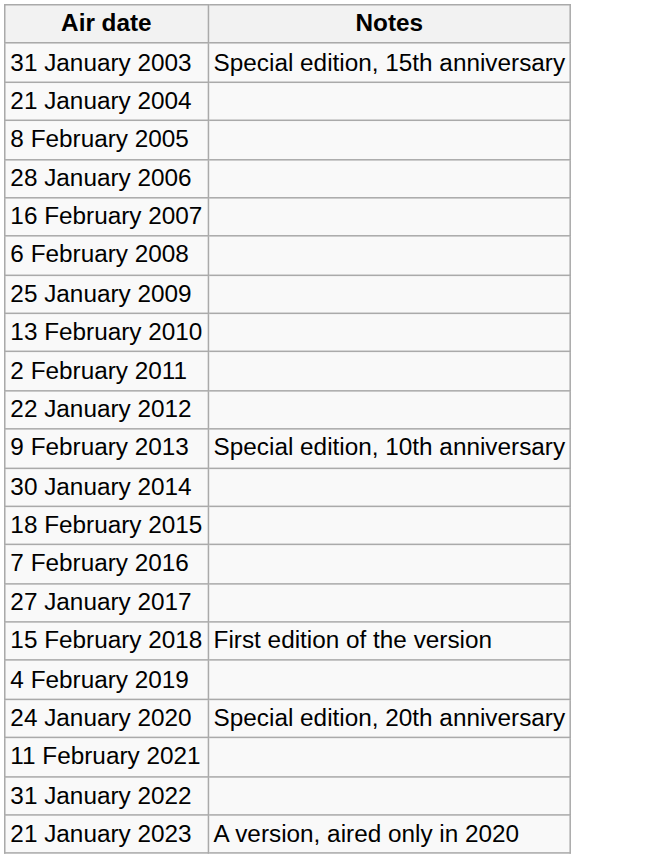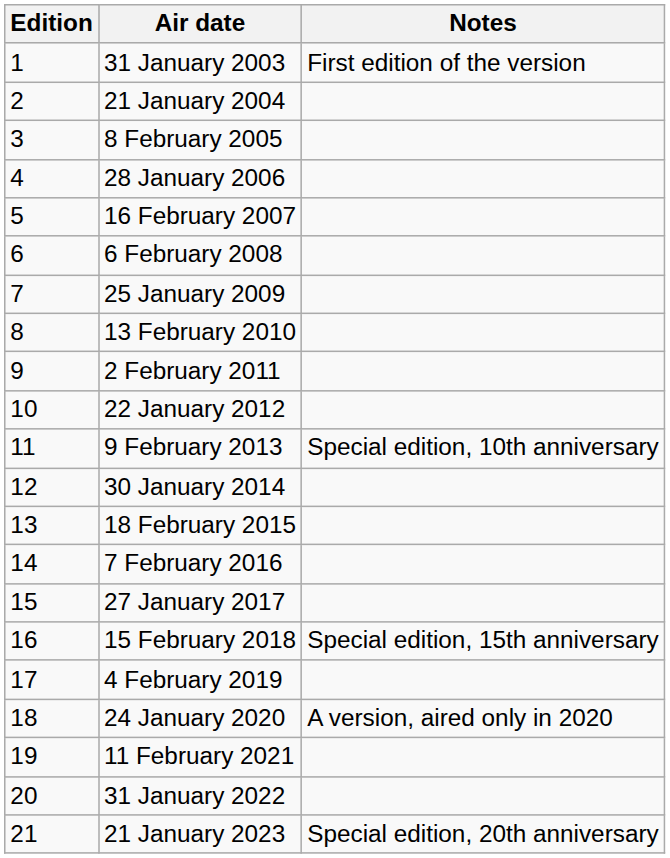+ column: (52, 23)
(389, 62) Special edition, 15th anniversary -> (446, 62) First edition of the version
(353, 640) First edition of the version -> (483, 640) Special edition, 15th anniversary
(389, 718) Special edition, 20th anniversary -> (460, 718) A version, aired only in 2020
(366, 833) A version, aired only in 2020 -> (483, 833) Special edition, 20th anniversary
